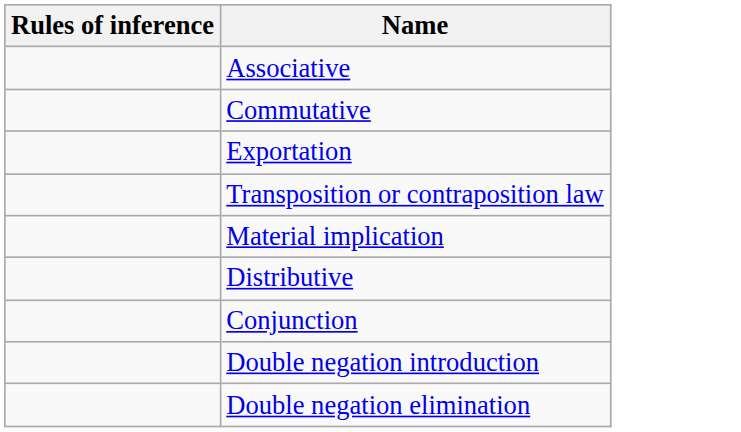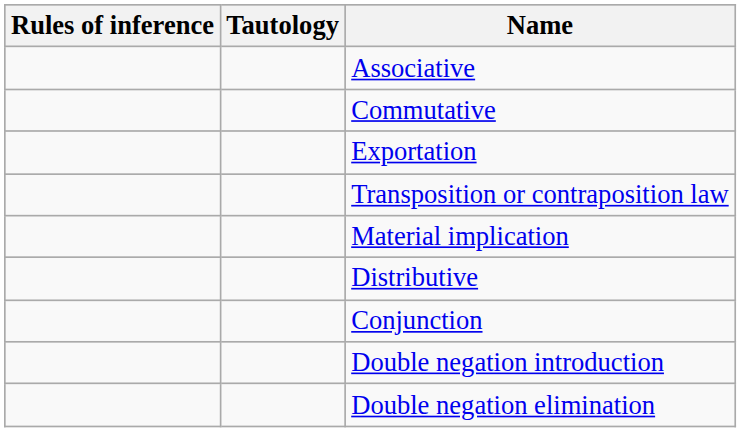+ column: (283, 25)
